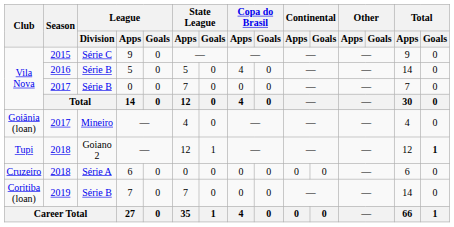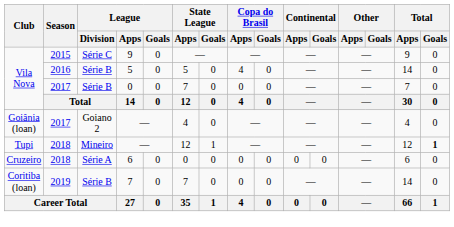(97, 123) Mineiro -> (97, 123) Goiano 2
(97, 150) Goiano 2 -> (97, 144) Mineiro
